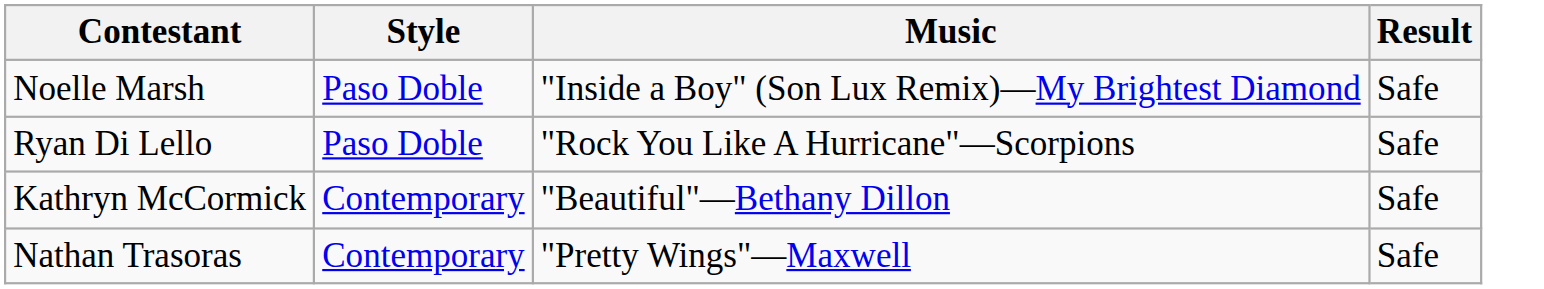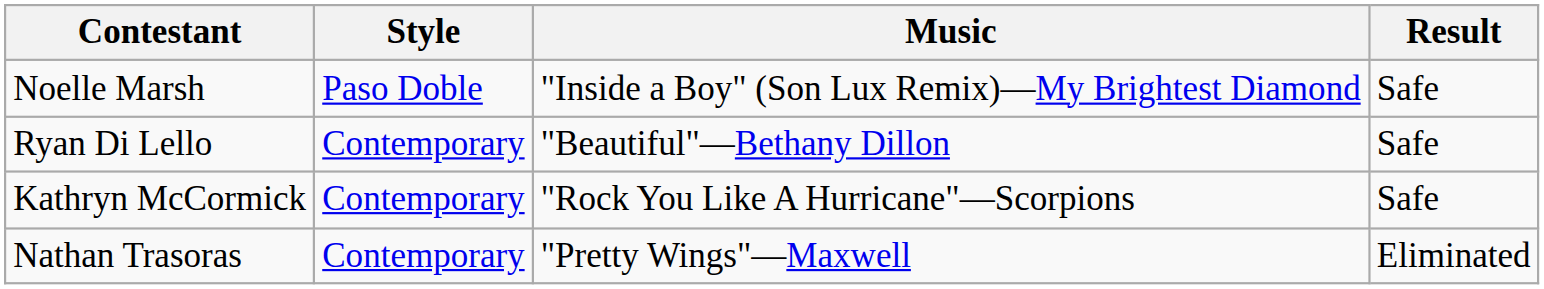(403, 143) Paso Doble -> (423, 143) Contemporary
(838, 143) "Rock You Like A Hurricane"—Scorpions -> (745, 143) "Beautiful"—Bethany Dillon
(745, 198) "Beautiful"—Bethany Dillon -> (838, 198) "Rock You Like A Hurricane"—Scorpions
(1408, 254) Safe -> (1454, 254) Eliminated
